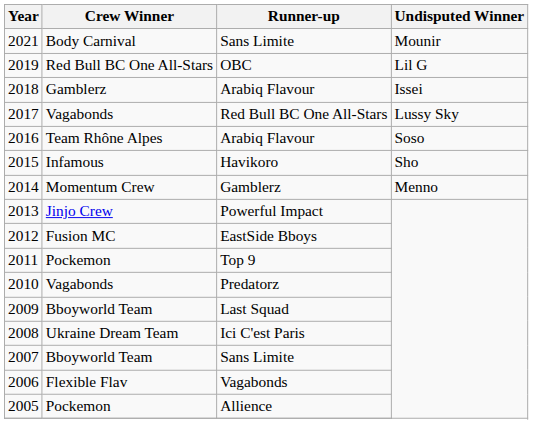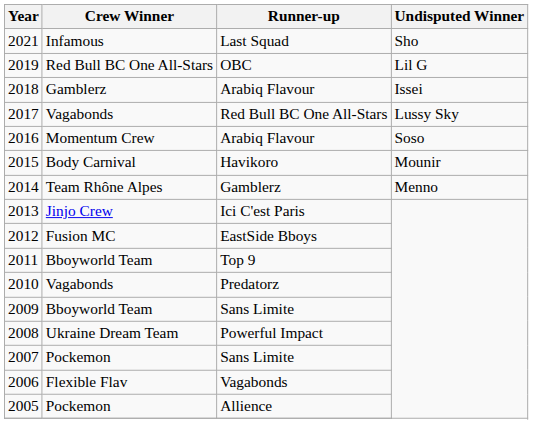(91, 41) Body Carnival -> (75, 41) Infamous
(257, 41) Sans Limite -> (255, 41) Last Squad
(418, 41) Mounir -> (406, 41) Sho
(104, 138) Team Rhône Alpes -> (100, 138) Momentum Crew
(75, 162) Infamous -> (91, 162) Body Carnival
(406, 162) Sho -> (418, 162) Mounir
(100, 187) Momentum Crew -> (104, 187) Team Rhône Alpes
(272, 211) Powerful Impact -> (263, 211) Ici C'est Paris
(78, 260) Pockemon -> (99, 260) Bboyworld Team
(255, 308) Last Squad -> (257, 308) Sans Limite
(263, 333) Ici C'est Paris -> (272, 333) Powerful Impact
(99, 357) Bboyworld Team -> (78, 357) Pockemon
